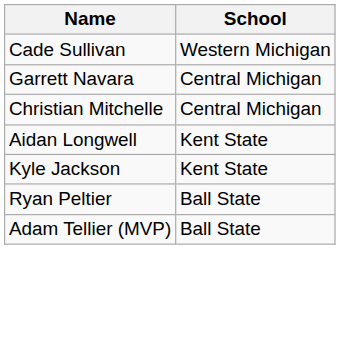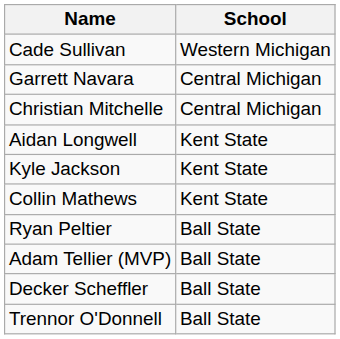+ row: (73, 199)
+ row: (79, 288)
+ row: (85, 318)
